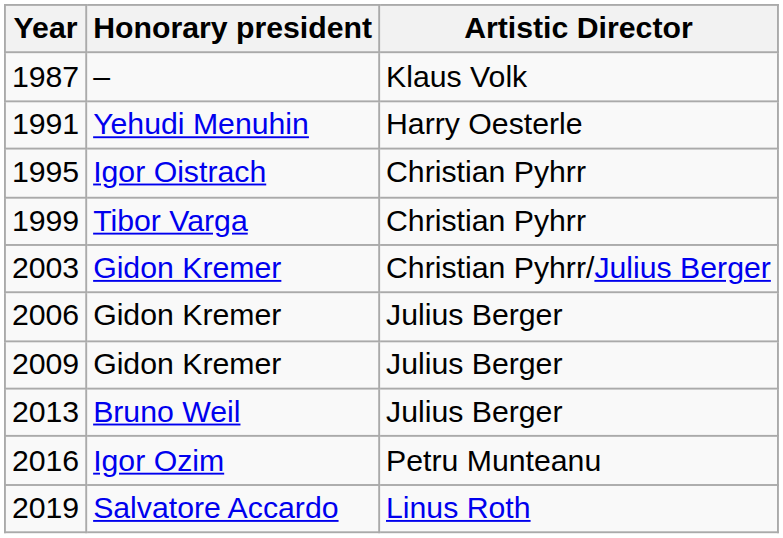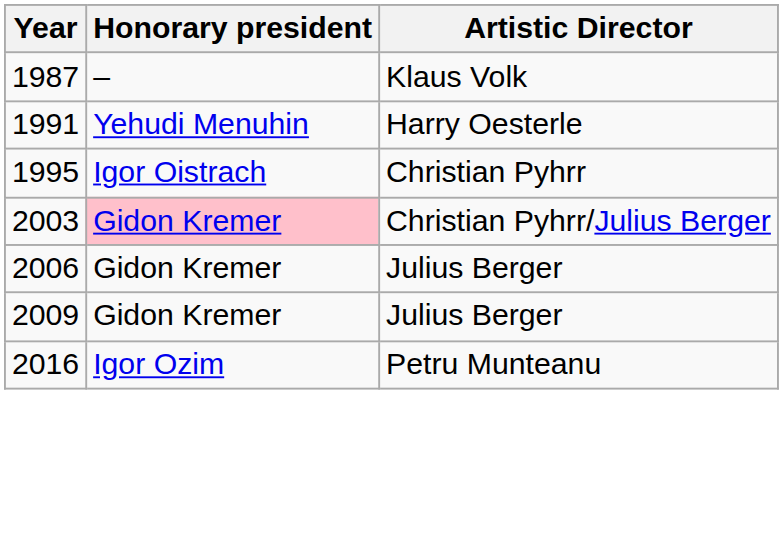- row: (46, 220)
(187, 268) no background -> (187, 220) pink background
- row: (46, 412)
- row: (46, 508)
